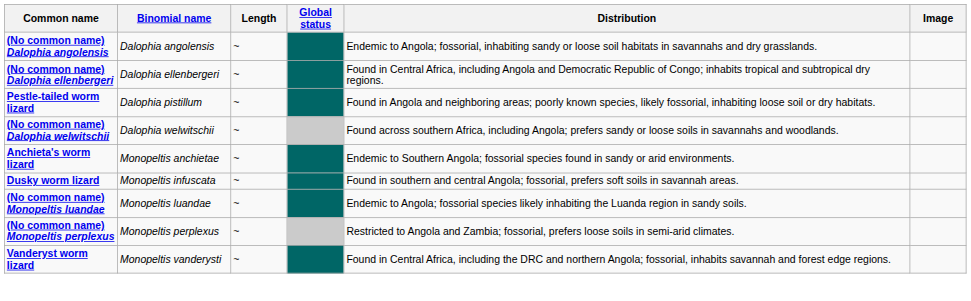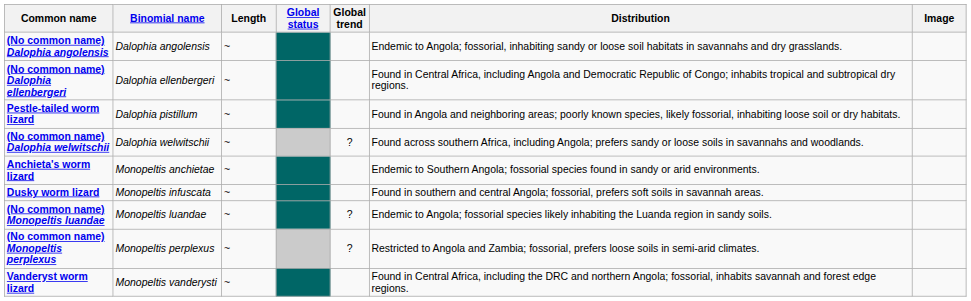+ column: (350, 18)
